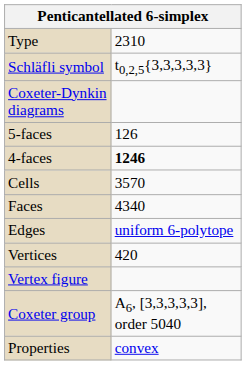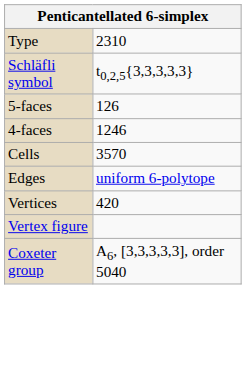- row: (57, 101)
(130, 158) bold -> (111, 130) normal
- row: (25, 206)
- row: (39, 348)
